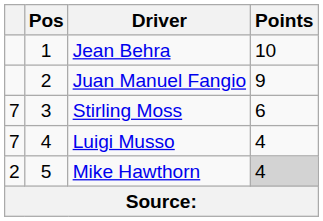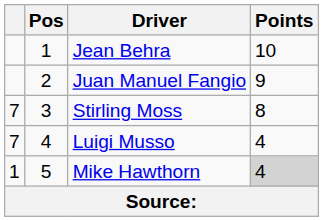(260, 111) 6 -> (260, 111) 8
(14, 172) 2 -> (14, 172) 1
